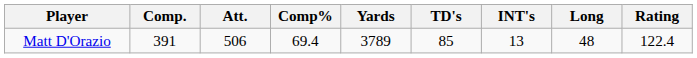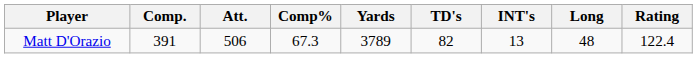(305, 40) 69.4 -> (305, 40) 67.3
(446, 40) 85 -> (446, 40) 82
